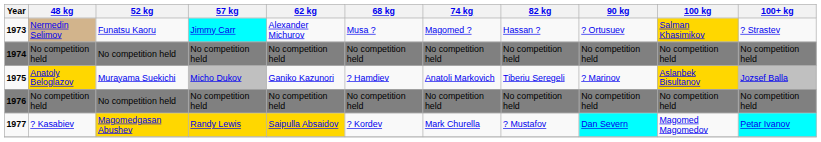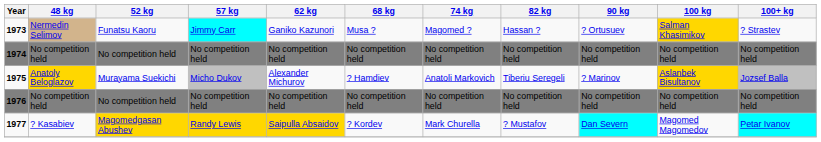(288, 30) Alexander Michurov -> (301, 30) Ganiko Kazunori
(301, 77) Ganiko Kazunori -> (288, 77) Alexander Michurov
